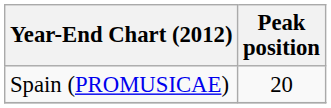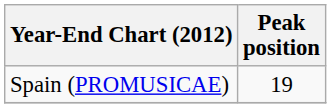(281, 84) 20 -> (281, 84) 19
